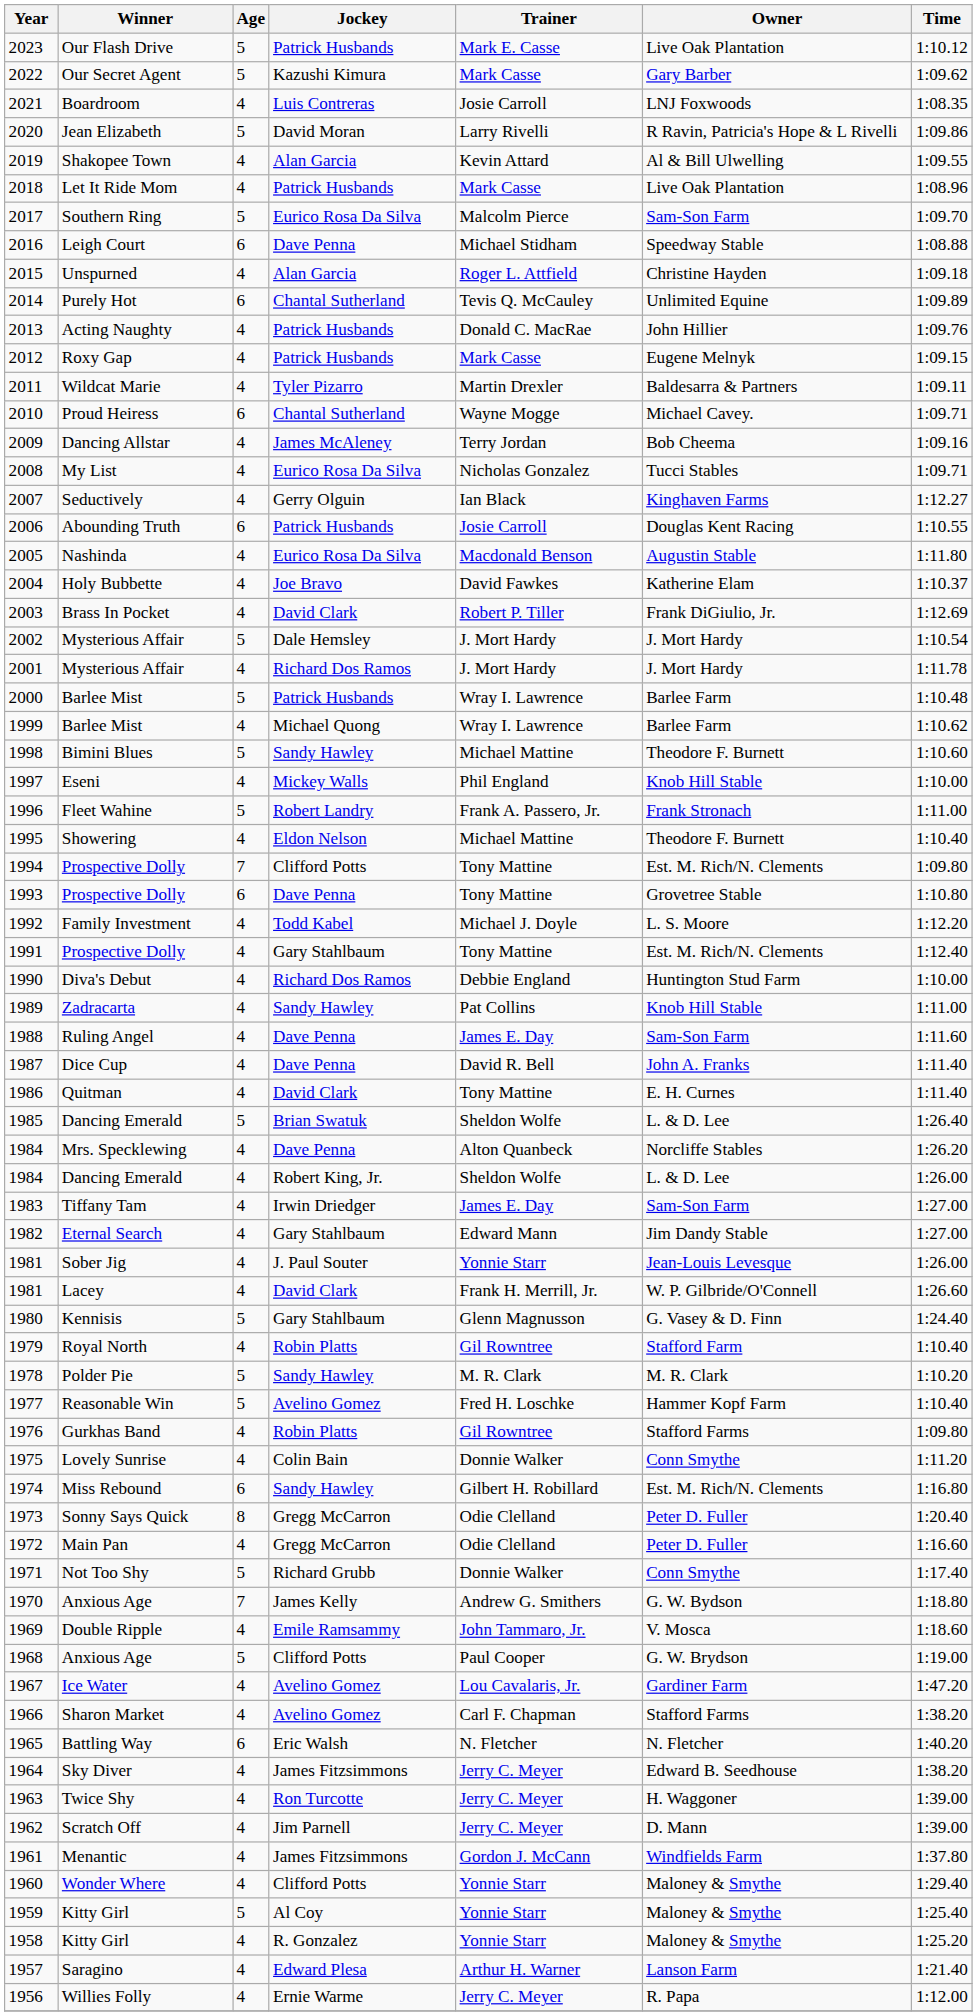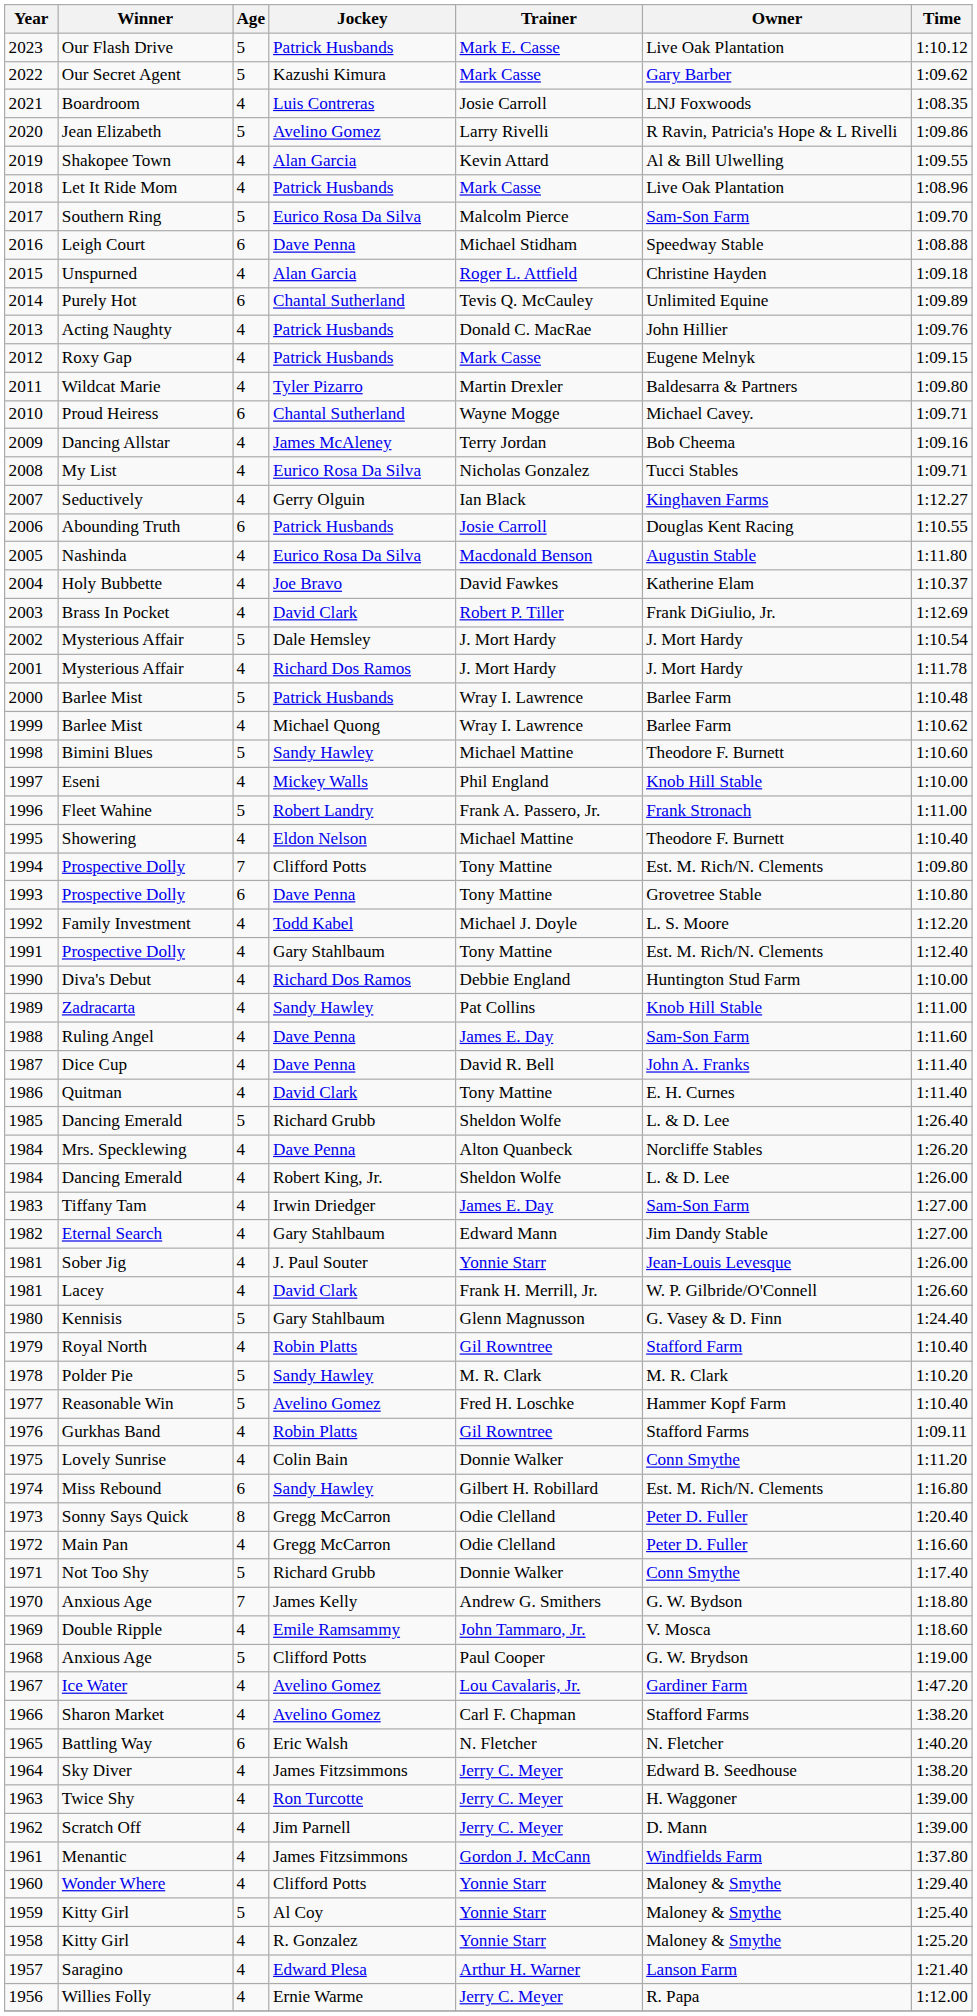(319, 132) David Moran -> (327, 132) Avelino Gomez
(942, 386) 1:09.11 -> (942, 386) 1:09.80
(320, 1121) Brian Swatuk -> (324, 1121) Richard Grubb
(942, 1432) 1:09.80 -> (942, 1432) 1:09.11
